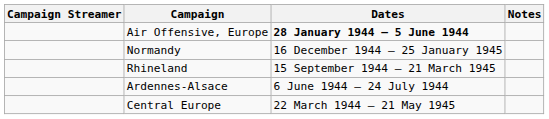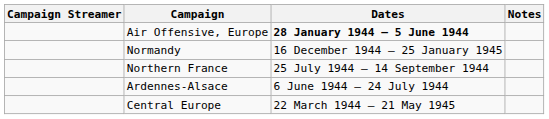+ row: (177, 68)
- row: (157, 68)
